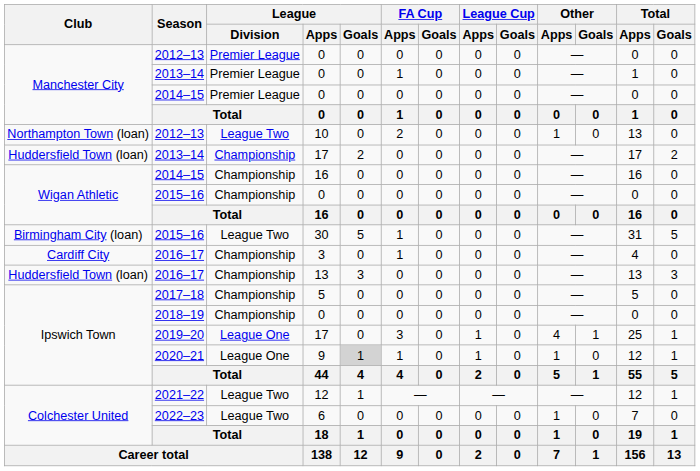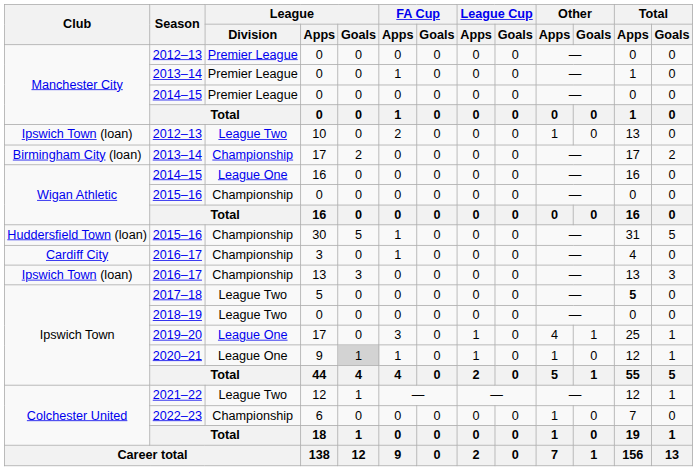(78, 134) Northampton Town (loan) -> (77, 134) Ipswich Town (loan)
(78, 154) Huddersfield Town (loan) -> (77, 154) Birmingham City (loan)
(255, 174) Championship -> (253, 174) League One
(78, 235) Birmingham City (loan) -> (77, 235) Huddersfield Town (loan)
(255, 235) League Two -> (253, 235) Championship
(78, 275) Huddersfield Town (loan) -> (77, 275) Ipswich Town (loan)
(255, 295) Championship -> (253, 295) League Two
(635, 295) normal -> (633, 295) bold
(255, 315) Championship -> (253, 315) League Two
(255, 415) League Two -> (253, 415) Championship
